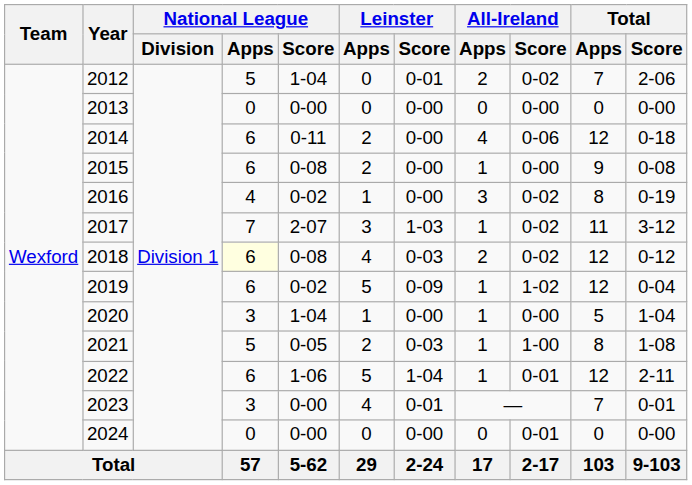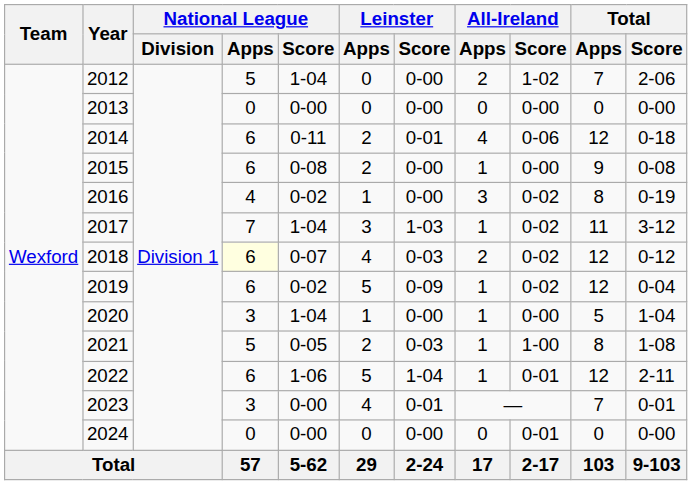(424, 78) 0-01 -> (424, 78) 0-00
(541, 78) 0-02 -> (541, 78) 1-02
(424, 138) 0-00 -> (424, 138) 0-01
(308, 227) 2-07 -> (308, 227) 1-04
(308, 256) 0-08 -> (308, 256) 0-07
(541, 286) 1-02 -> (541, 286) 0-02
